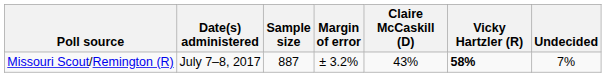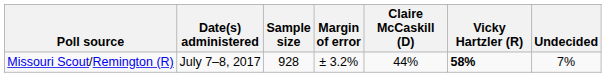(289, 62) 887 -> (289, 62) 928
(406, 62) 43% -> (406, 62) 44%
